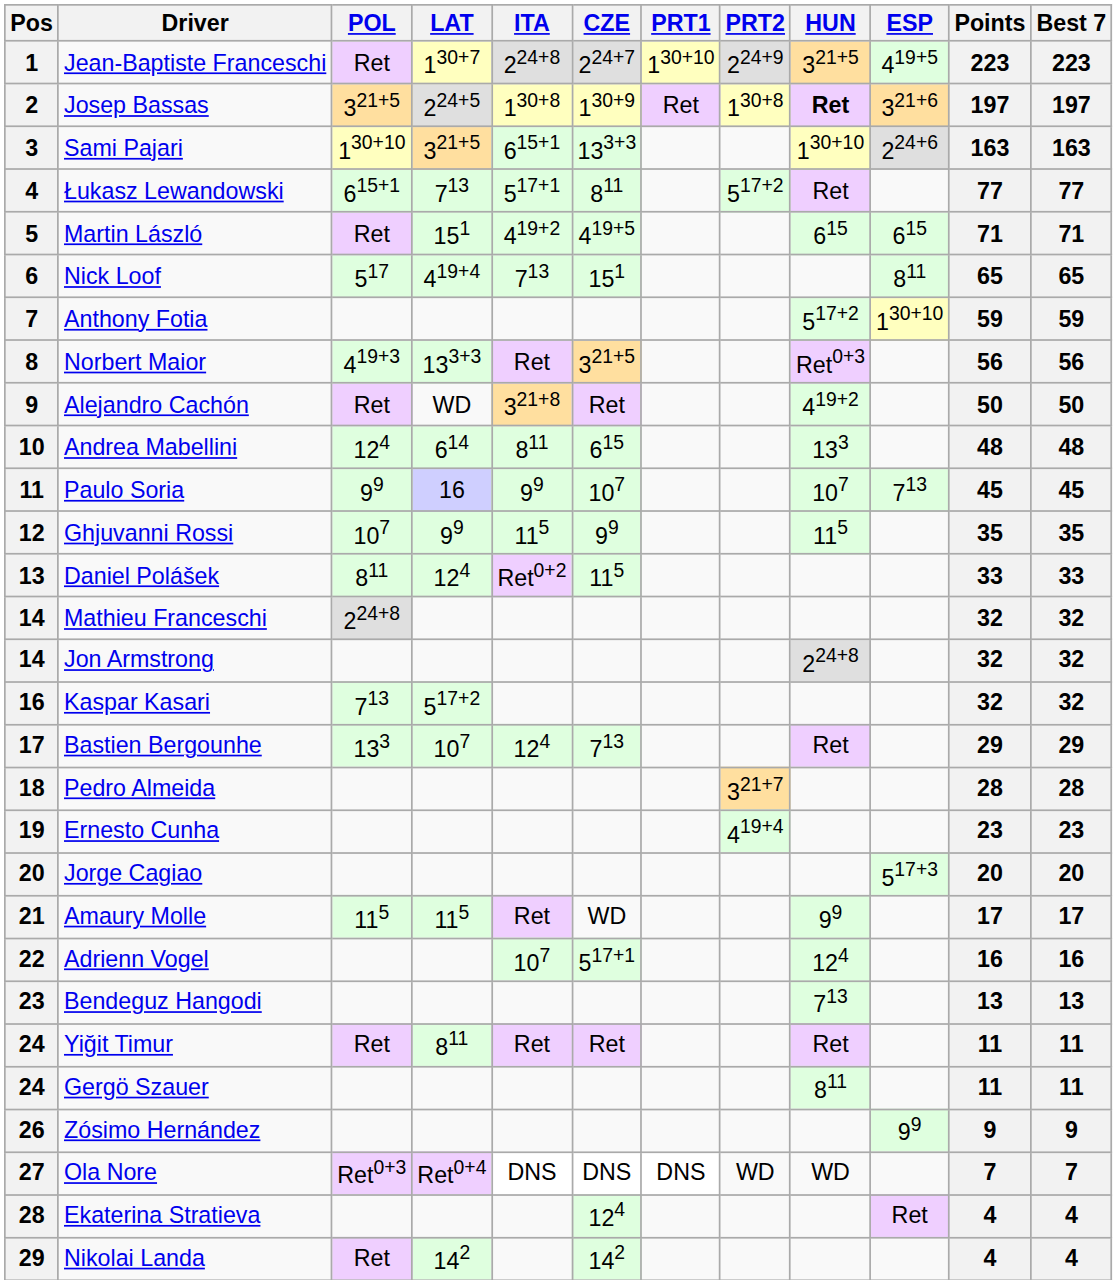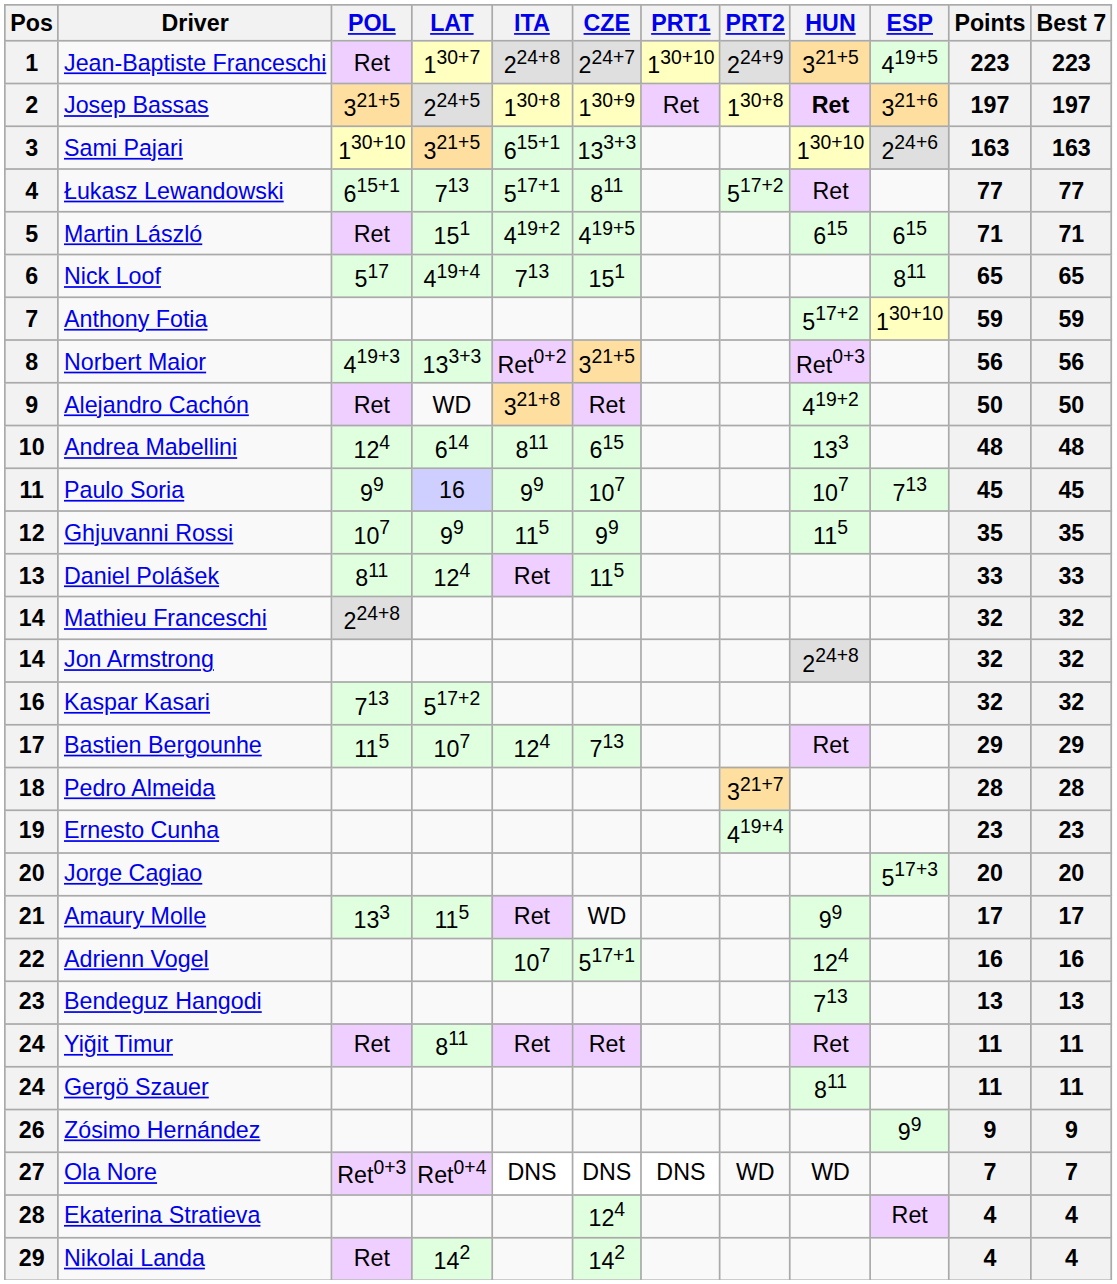(532, 361) Ret -> (532, 361) Ret0+2
(532, 575) Ret0+2 -> (532, 575) Ret
(372, 746) 133 -> (372, 746) 115
(372, 916) 115 -> (372, 916) 133
